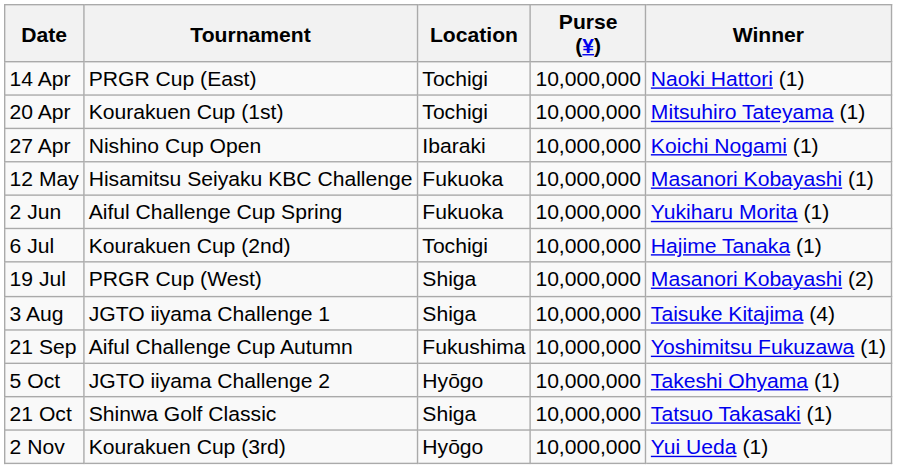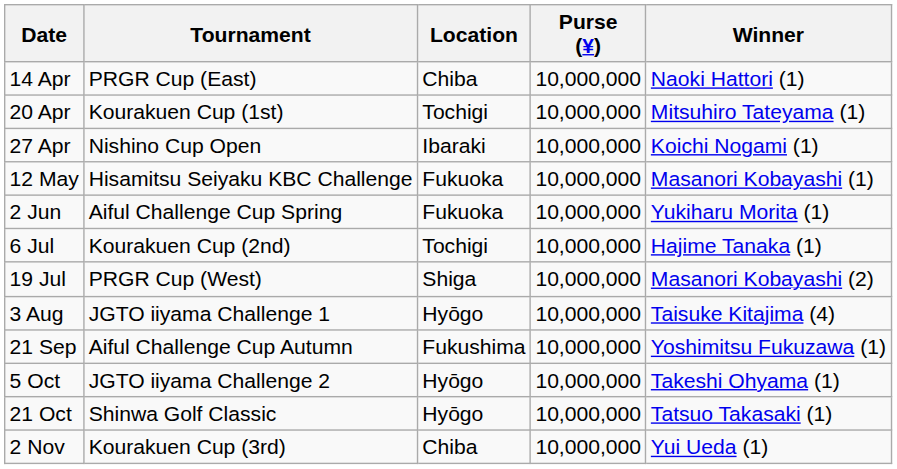(455, 79) Tochigi -> (450, 79) Chiba
(449, 313) Shiga -> (453, 313) Hyōgo
(449, 413) Shiga -> (453, 413) Hyōgo
(453, 447) Hyōgo -> (450, 447) Chiba
